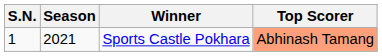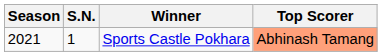columns swapped: (22, 16) <-> (69, 16)
